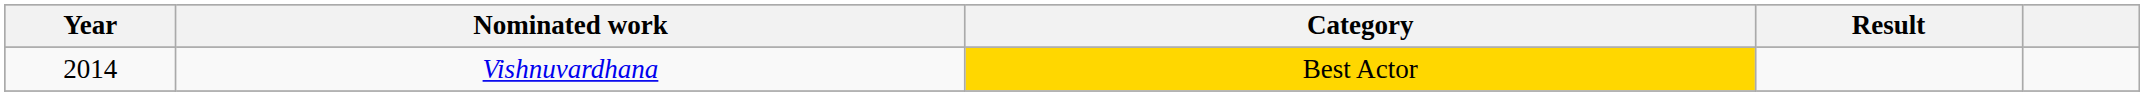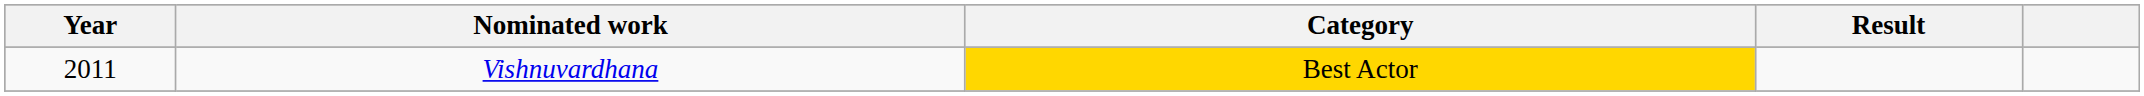(90, 68) 2014 -> (90, 68) 2011
